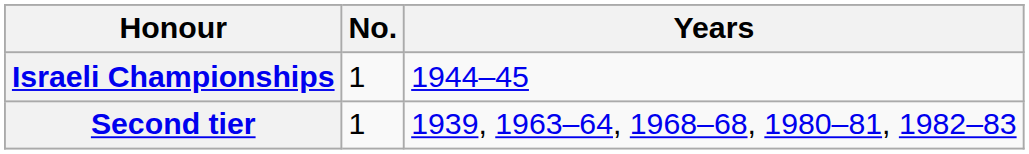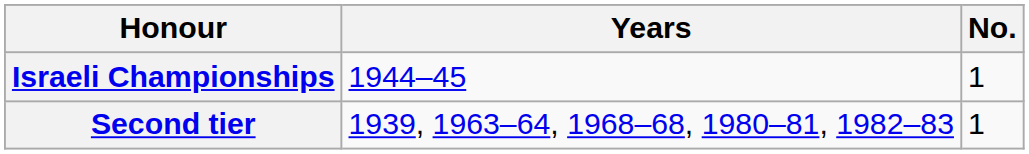columns swapped: (373, 28) <-> (714, 28)
